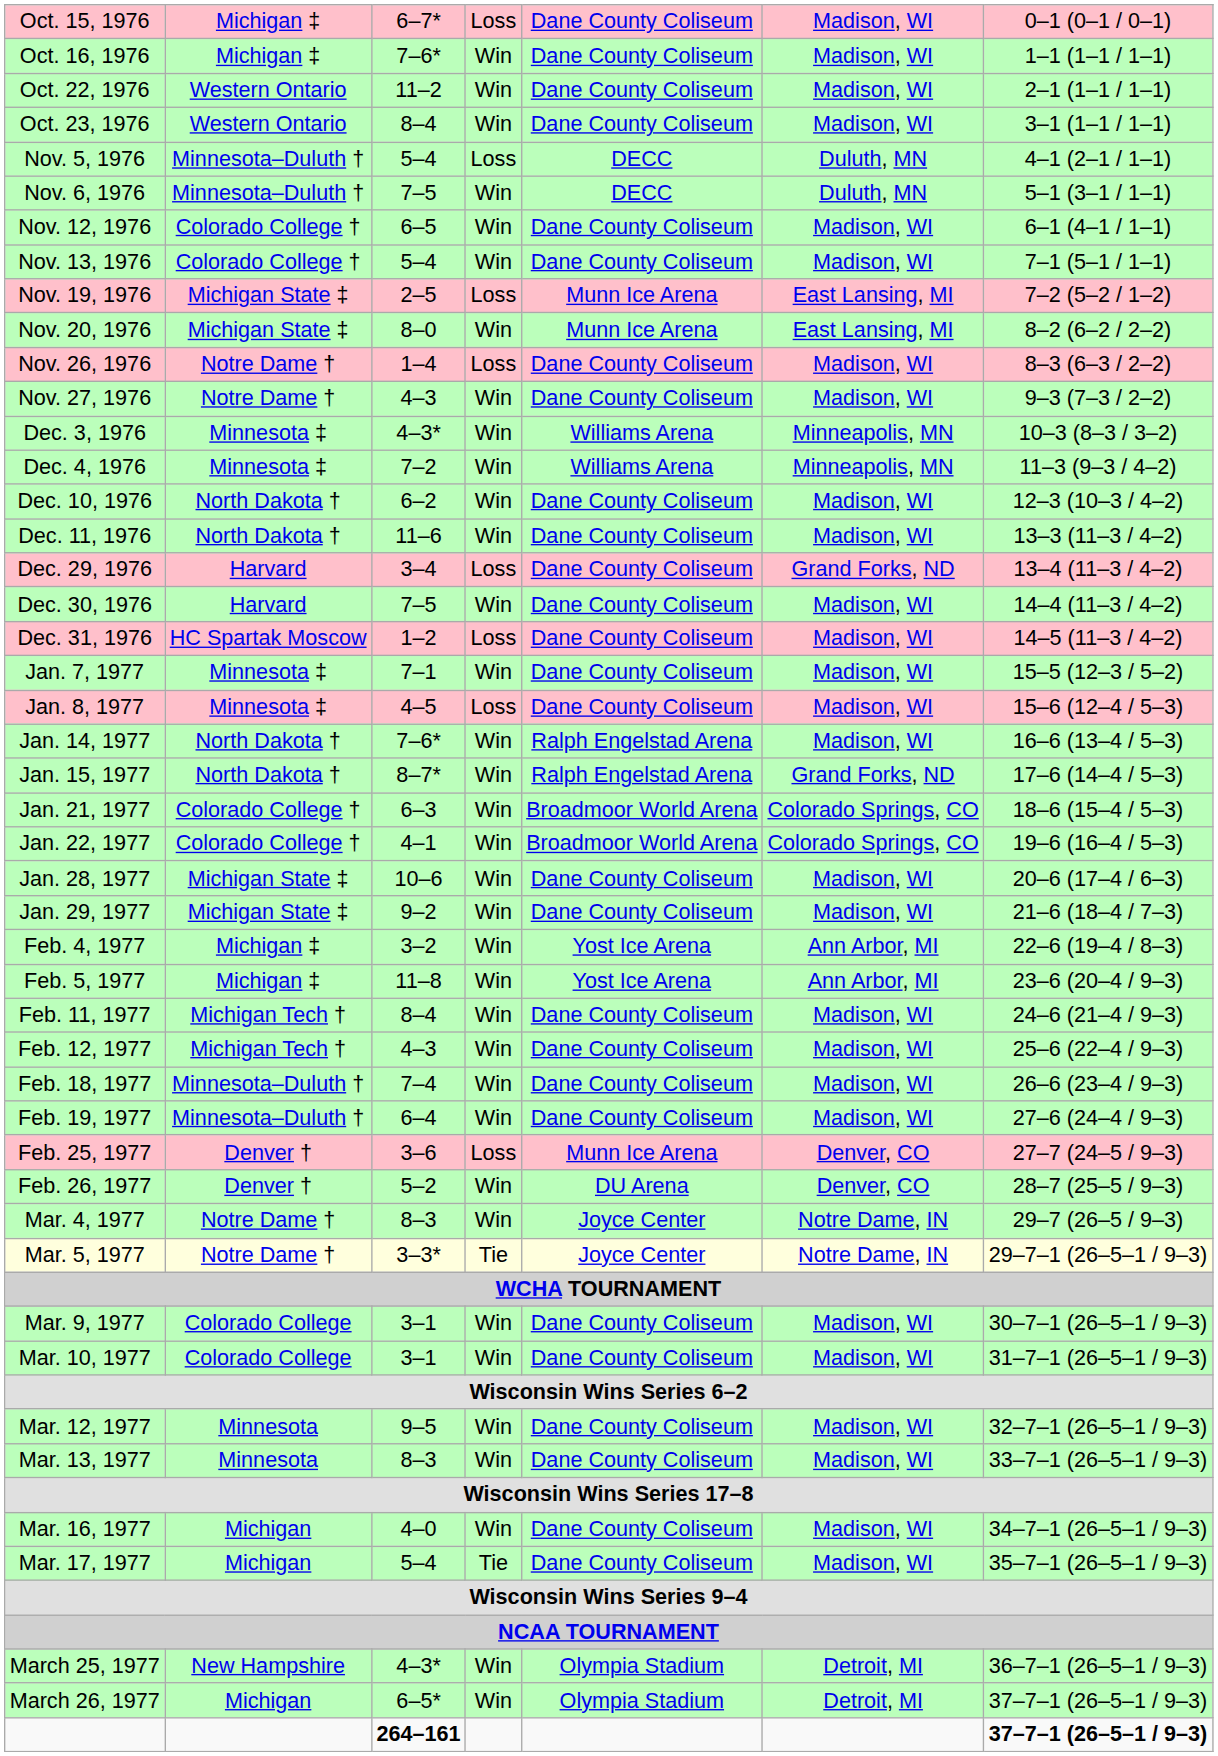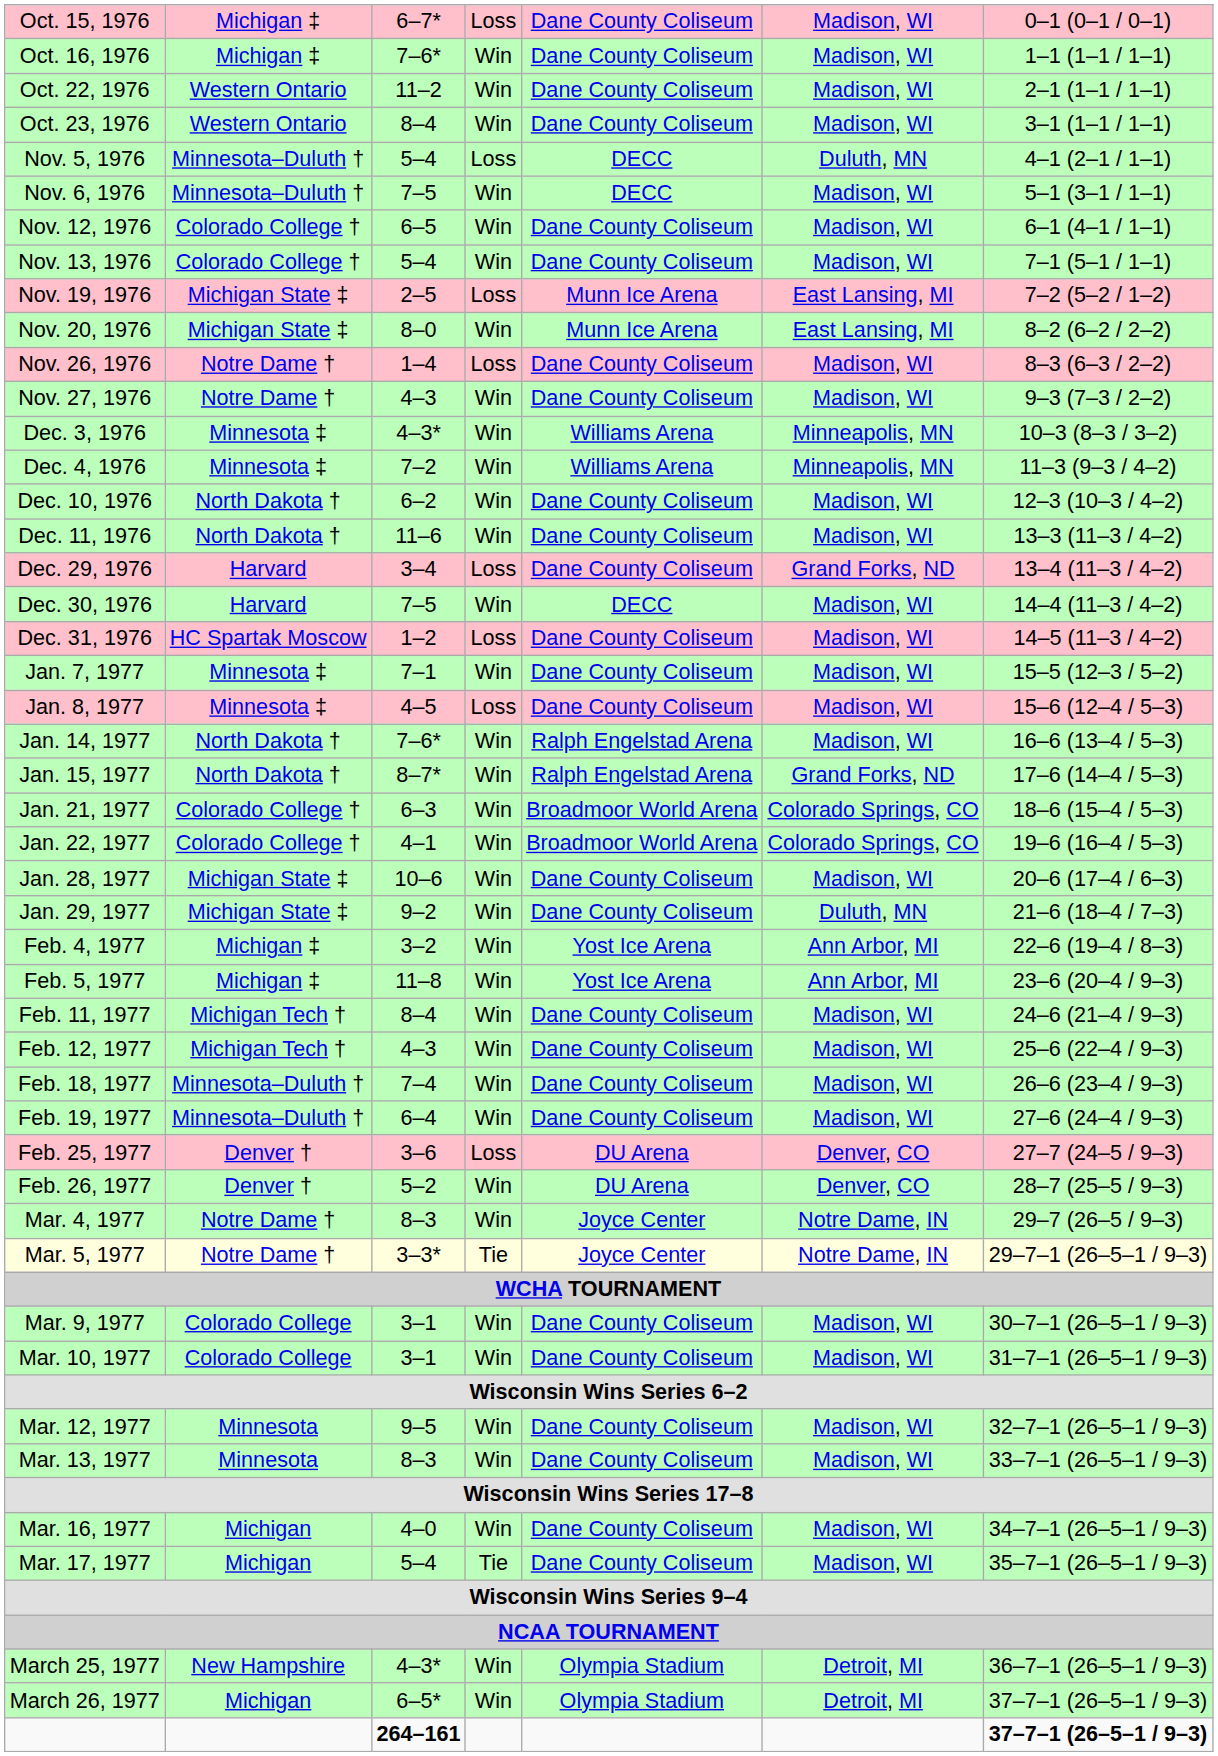(873, 192) Duluth, MN -> (873, 192) Madison, WI
(642, 603) Dane County Coliseum -> (642, 603) DECC
(873, 912) Madison, WI -> (873, 912) Duluth, MN
(642, 1152) Munn Ice Arena -> (642, 1152) DU Arena
